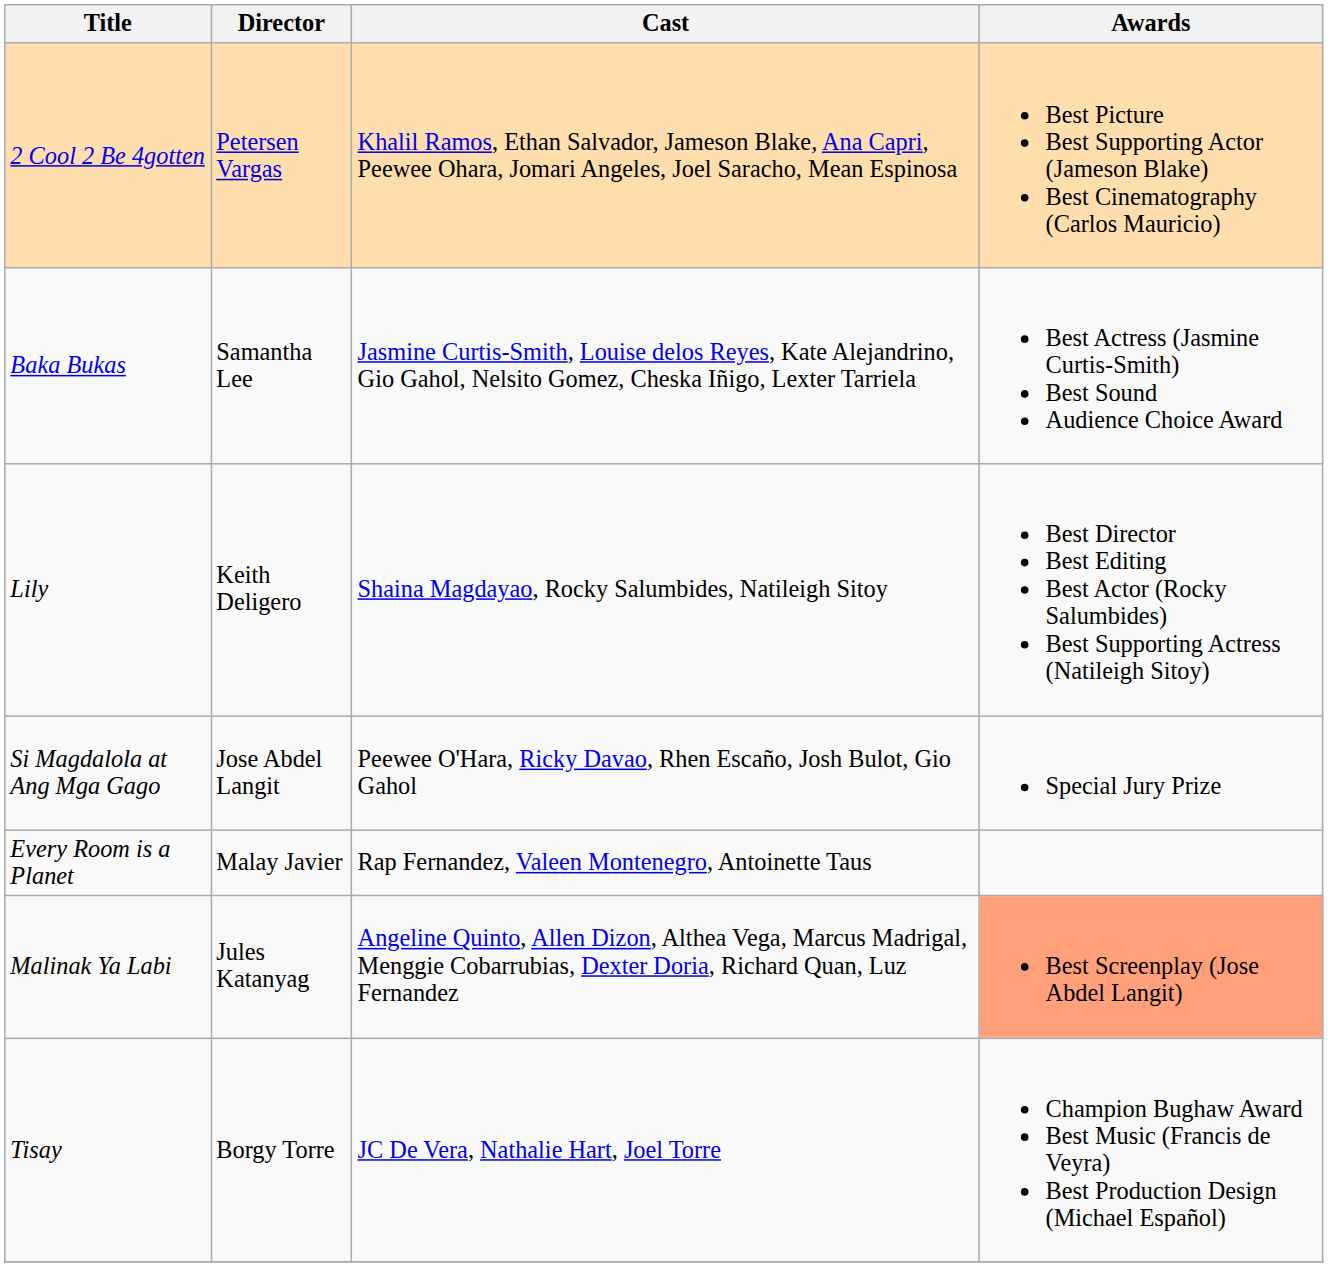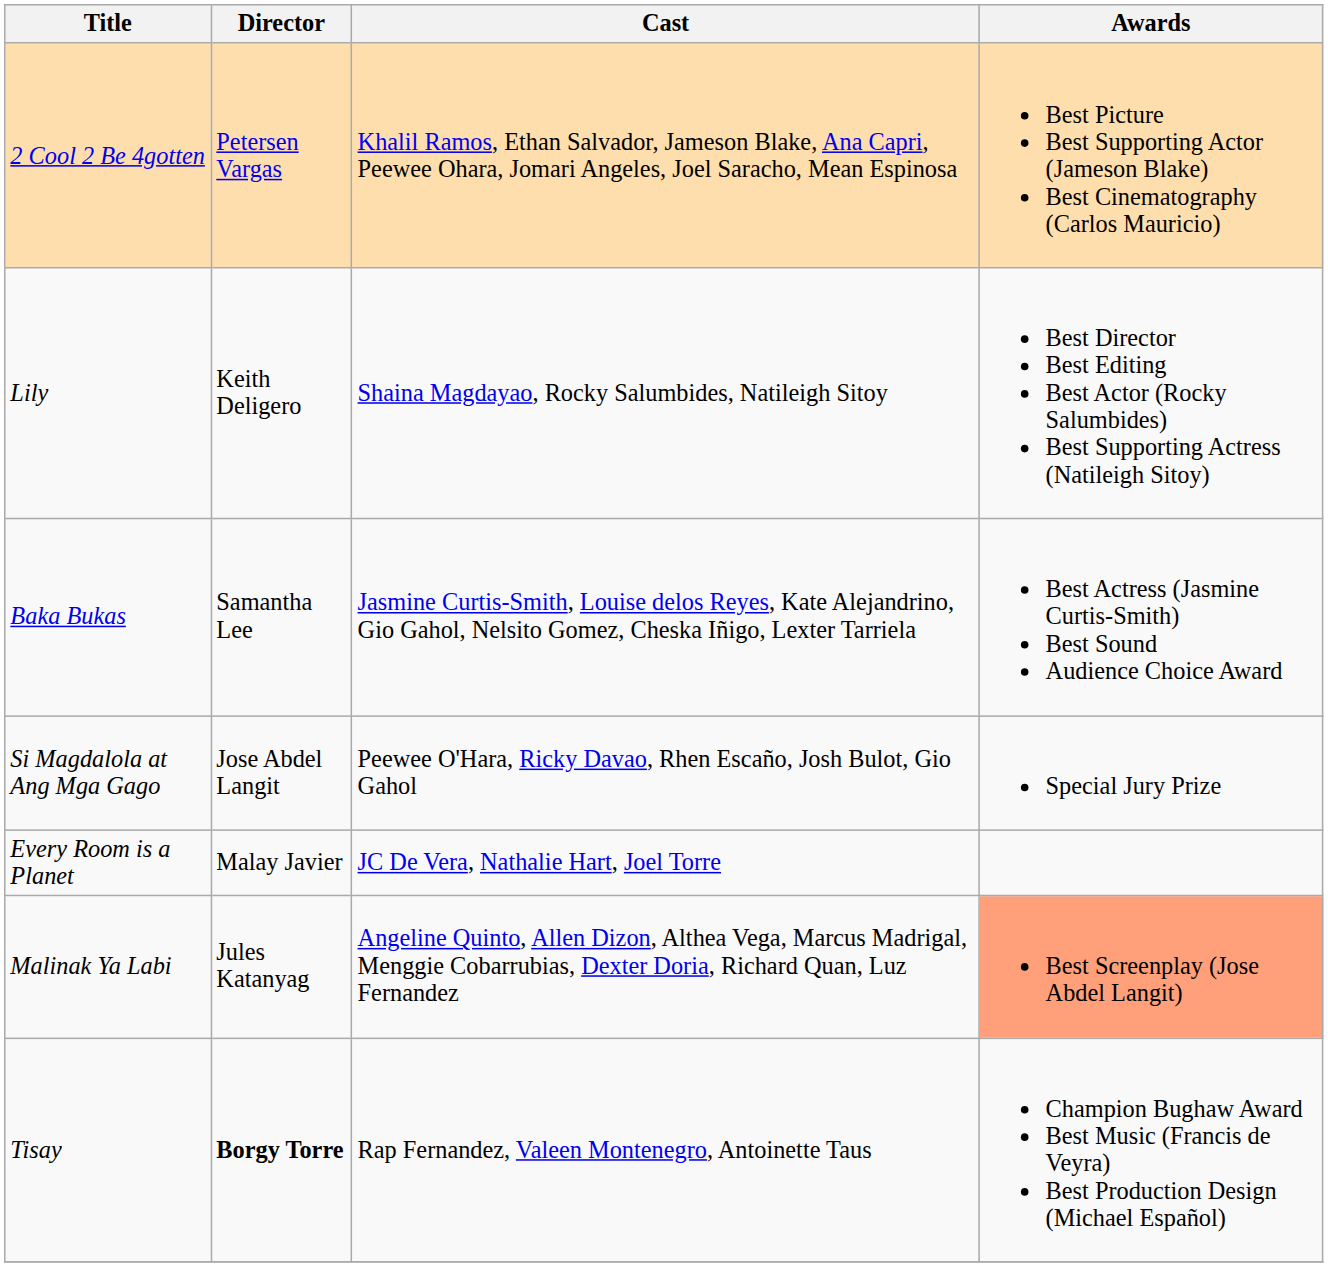rows swapped: (68, 365) <-> (29, 589)
(615, 862) Rap Fernandez, Valeen Montenegro, Antoinette Taus -> (539, 862) JC De Vera, Nathalie Hart, Joel Torre
(275, 1149) normal -> (280, 1149) bold
(539, 1149) JC De Vera, Nathalie Hart, Joel Torre -> (615, 1149) Rap Fernandez, Valeen Montenegro, Antoinette Taus
